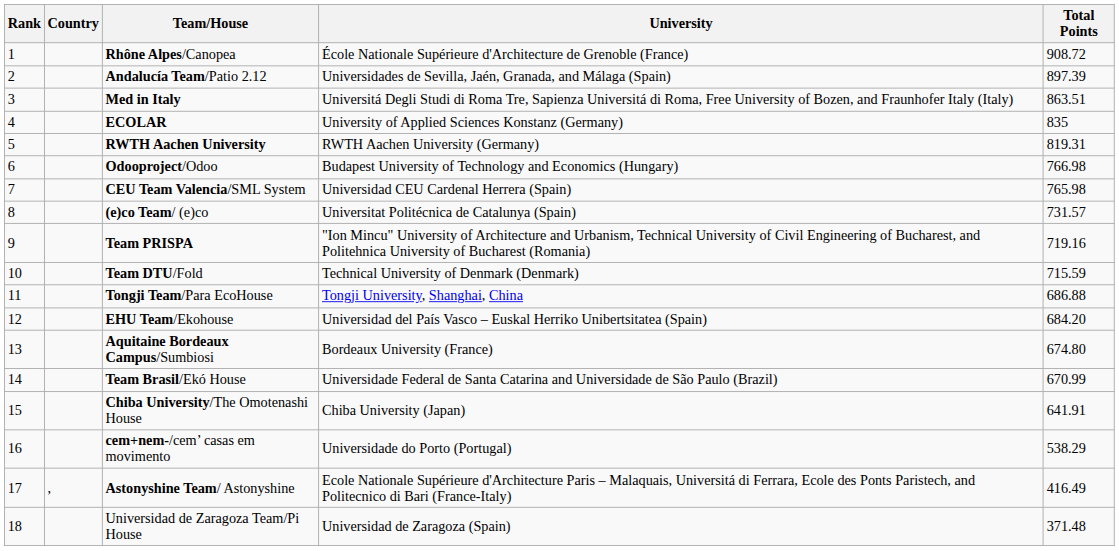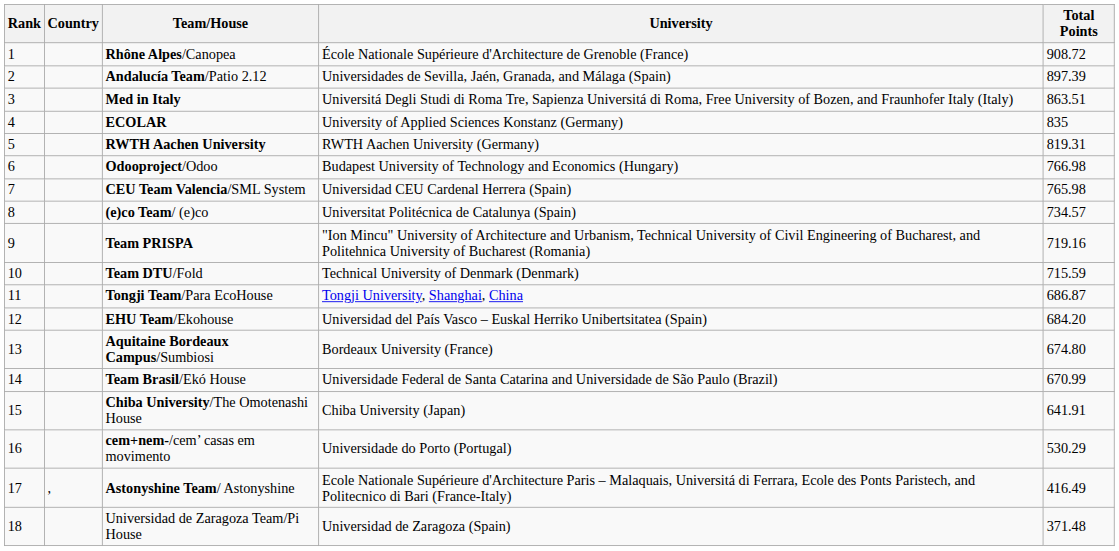(1066, 212) 731.57 -> (1066, 212) 734.57
(1066, 296) 686.88 -> (1066, 296) 686.87
(1066, 449) 538.29 -> (1066, 449) 530.29
